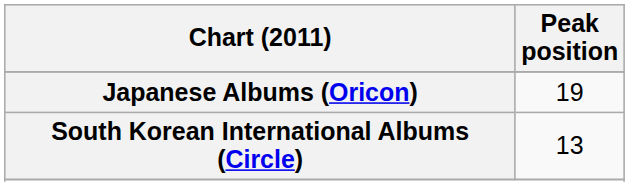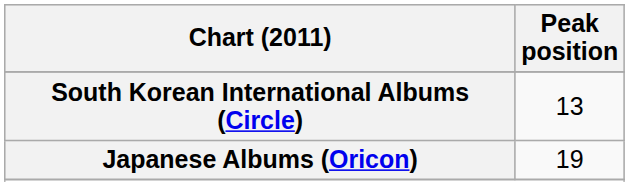rows swapped: (260, 91) <-> (260, 145)
